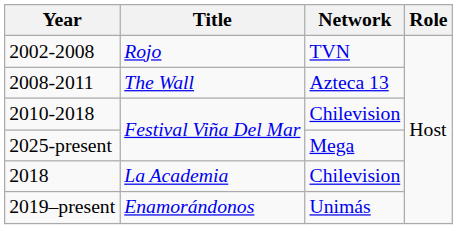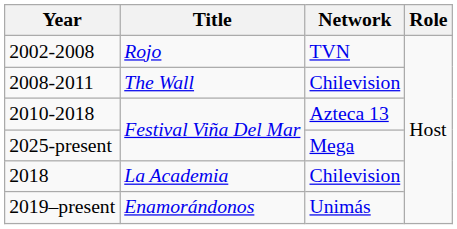(349, 82) Azteca 13 -> (355, 82) Chilevision
(355, 113) Chilevision -> (349, 113) Azteca 13
